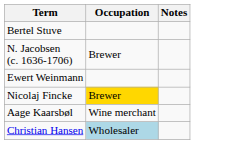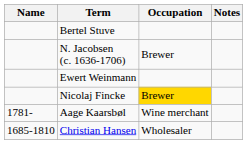+ column: (31, 13)
(114, 130) lightblue background -> (167, 130) no background
